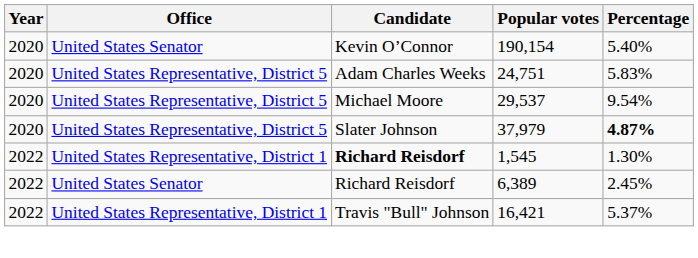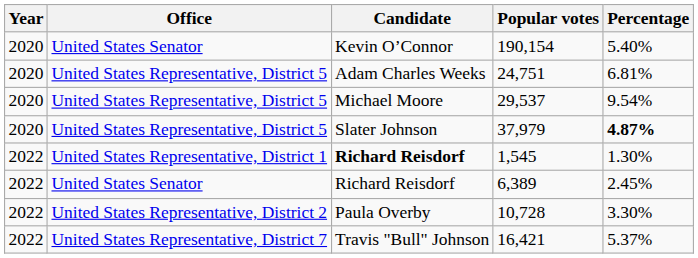(630, 73) 5.83% -> (630, 73) 6.81%
+ row: (521, 211)
(189, 211) United States Representative, District 1 -> (189, 239) United States Representative, District 7
